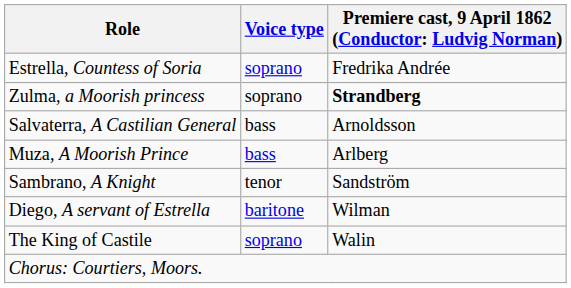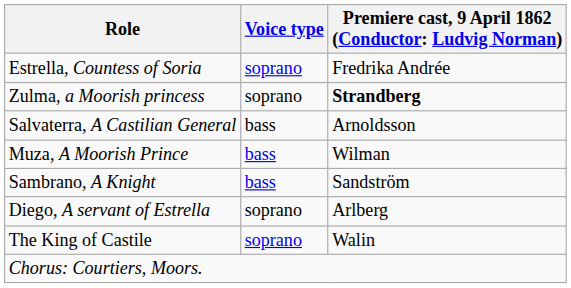(360, 153) Arlberg -> (361, 153) Wilman
(263, 182) tenor -> (260, 182) bass
(274, 211) baritone -> (273, 211) soprano
(361, 211) Wilman -> (360, 211) Arlberg
